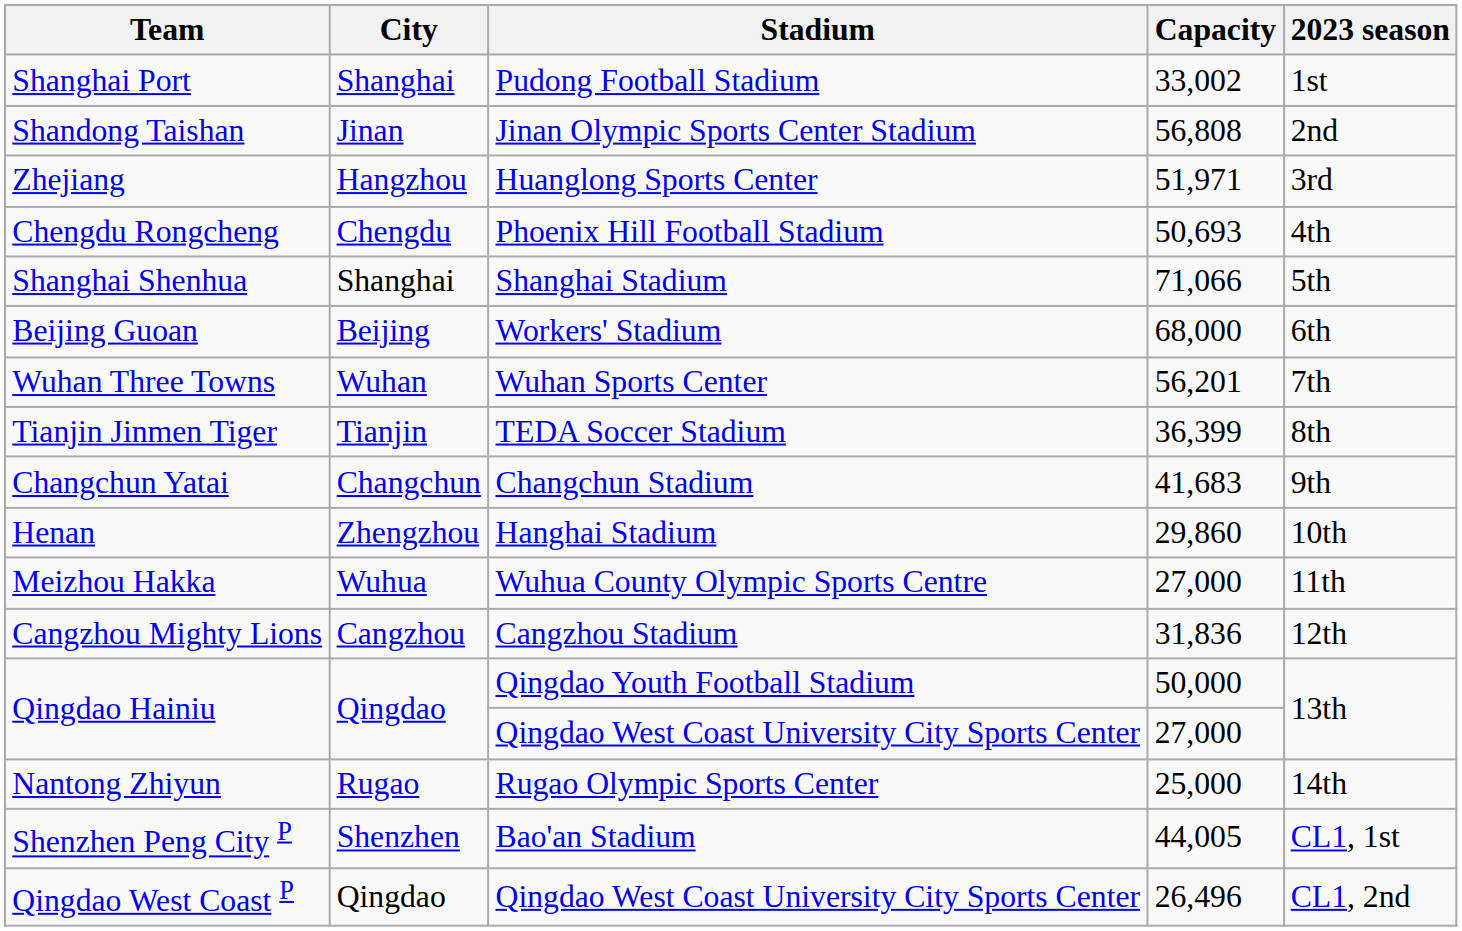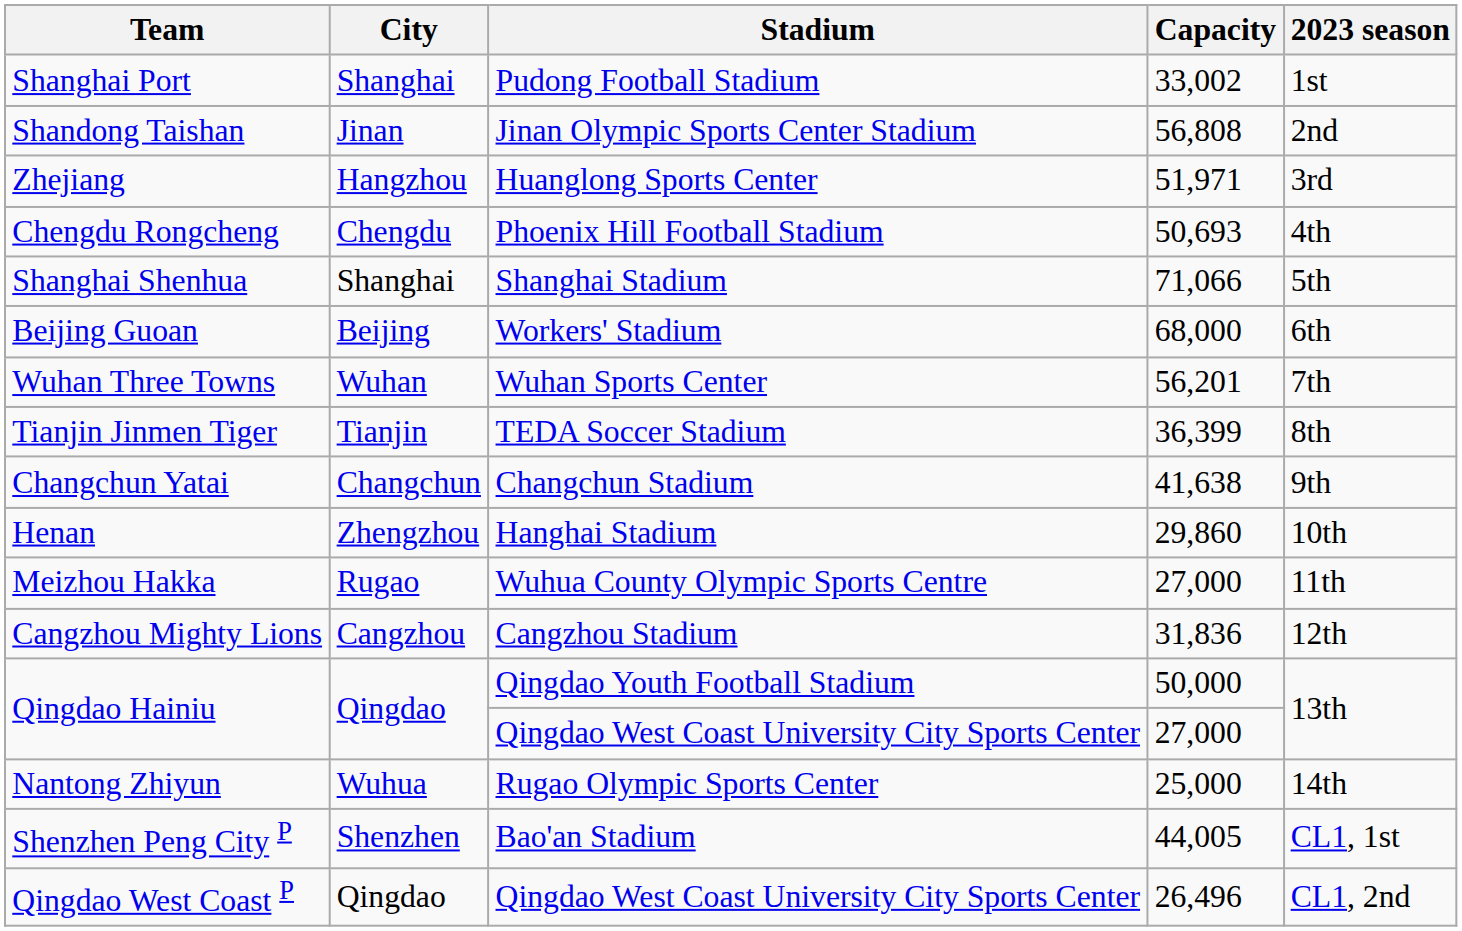(1198, 481) 41,683 -> (1198, 481) 41,638
(382, 582) Wuhua -> (378, 582) Rugao
(378, 783) Rugao -> (382, 783) Wuhua
